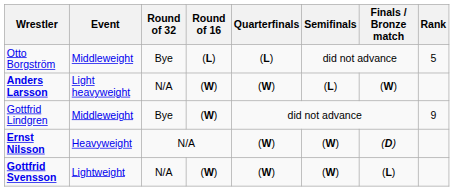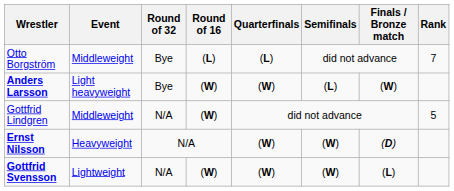(433, 59) 5 -> (433, 59) 7
(164, 87) N/A -> (164, 87) Bye
(164, 115) Bye -> (164, 115) N/A
(433, 115) 9 -> (433, 115) 5
